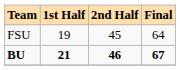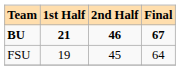rows swapped: (19, 35) <-> (16, 55)
